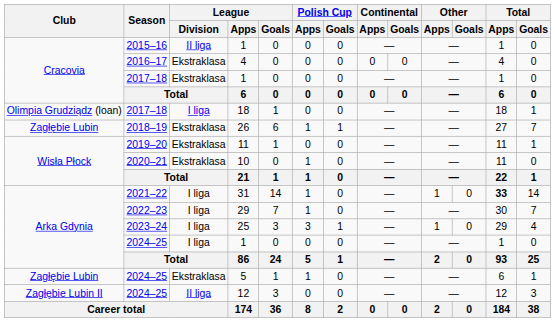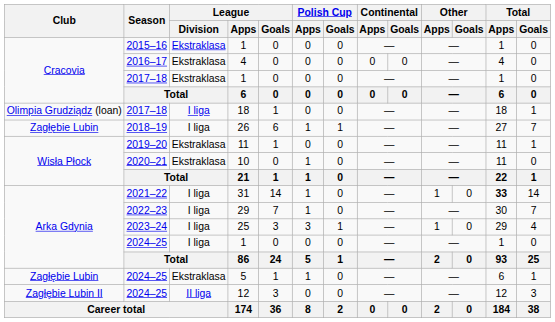(199, 45) II liga -> (199, 45) Ekstraklasa
(199, 128) Ekstraklasa -> (199, 128) I liga
